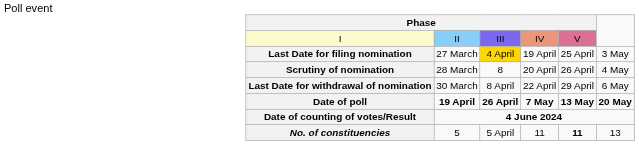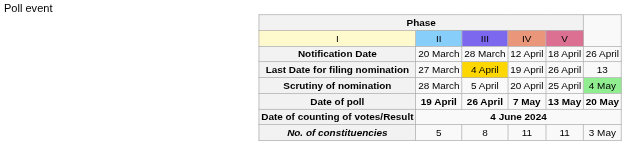+ row: (337, 54)
(577, 54) 25 April -> (565, 70) 26 April
(615, 54) 3 May -> (602, 70) 13
(500, 70) 8 -> (485, 85) 5 April
(577, 70) 26 April -> (565, 85) 25 April
(615, 70) no background -> (602, 85) lightgreen background
- row: (340, 85)
(500, 132) 5 April -> (485, 132) 8
(577, 132) bold -> (565, 132) normal
(615, 132) 13 -> (602, 132) 3 May
